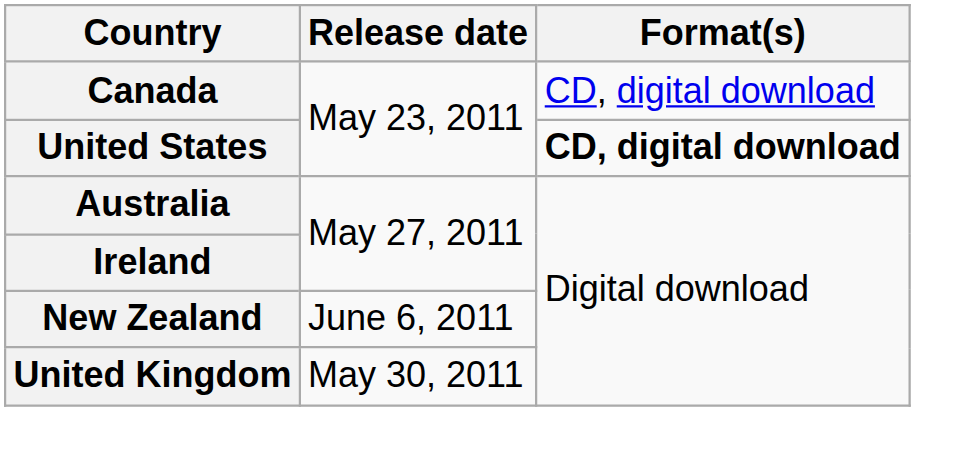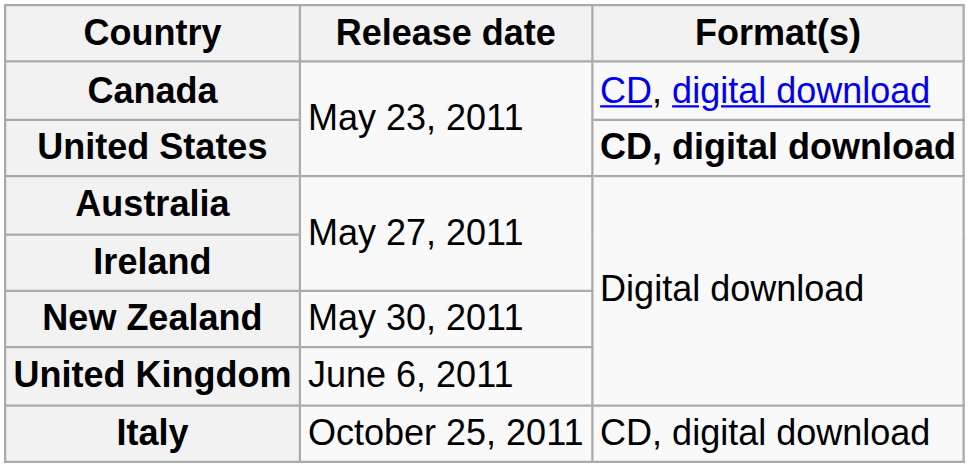(411, 318) June 6, 2011 -> (416, 318) May 30, 2011
(416, 375) May 30, 2011 -> (411, 375) June 6, 2011
+ row: (152, 432)
